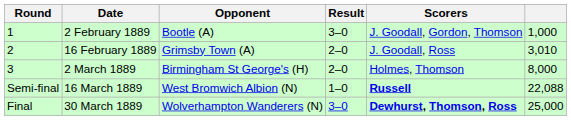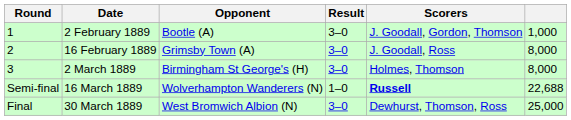(338, 50) 2–0 -> (338, 50) 3–0
(542, 50) 3,010 -> (542, 50) 8,000
(338, 69) 2–0 -> (338, 69) 3–0
(230, 87) West Bromwich Albion (N) -> (242, 87) Wolverhampton Wanderers (N)
(546, 87) 22,088 -> (546, 87) 22,688
(242, 106) Wolverhampton Wanderers (N) -> (230, 106) West Bromwich Albion (N)
(443, 106) bold -> (438, 106) normal
